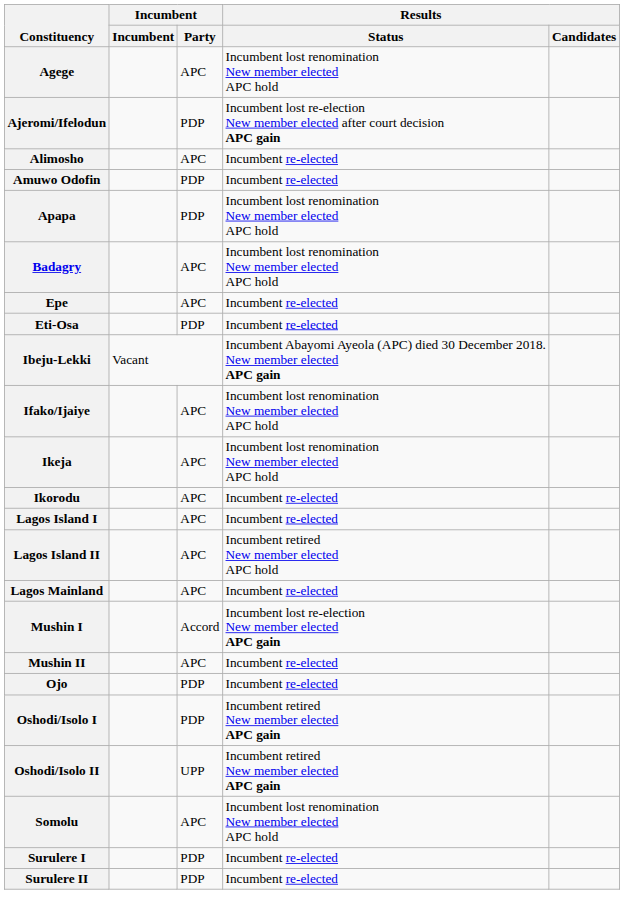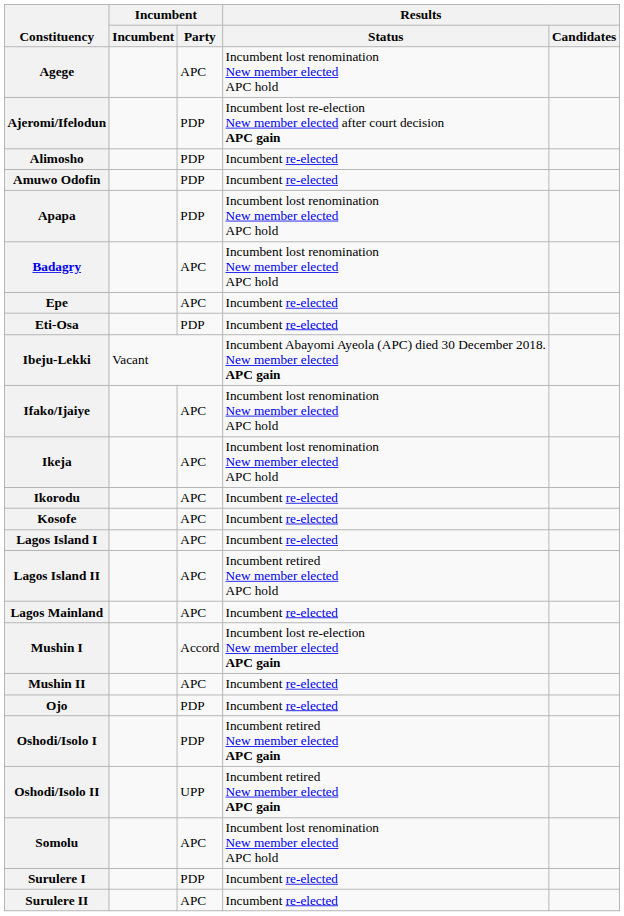(193, 159) APC -> (193, 159) PDP
+ row: (57, 519)
(193, 879) PDP -> (193, 900) APC
